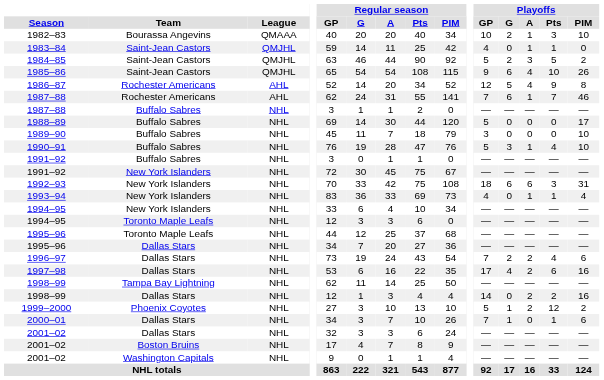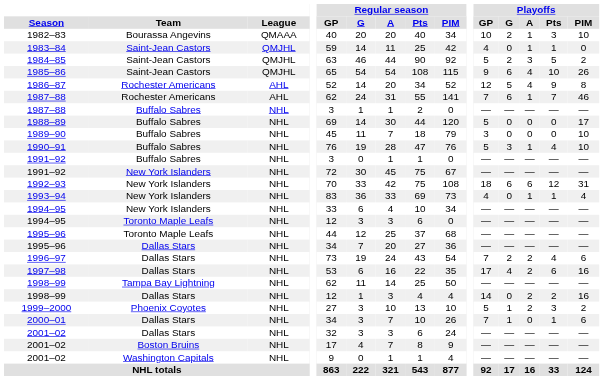(554, 183) 3 -> (554, 183) 12
(554, 307) 12 -> (554, 307) 3
